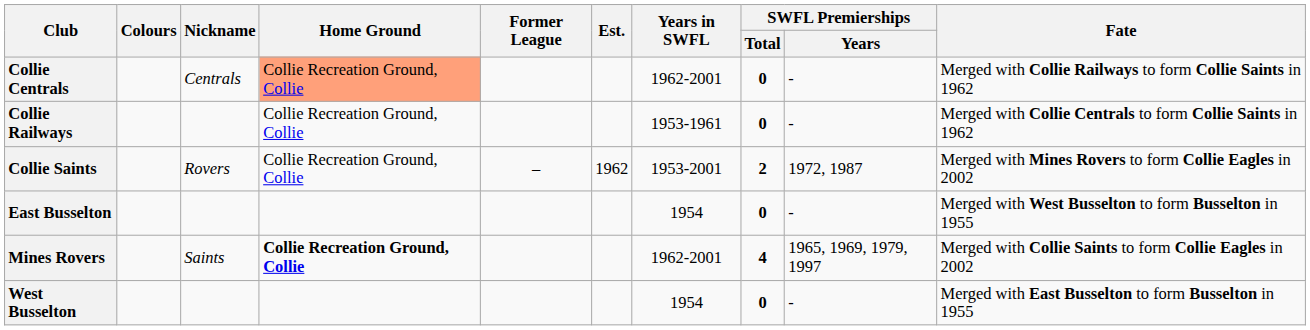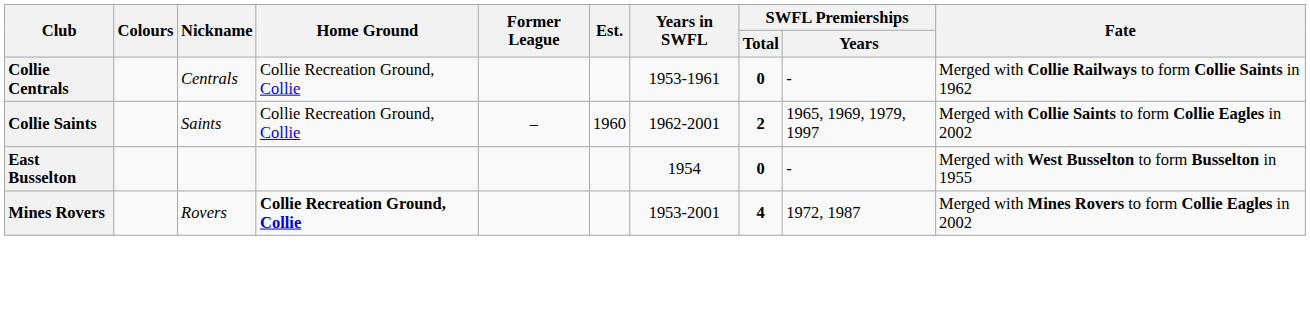(350, 79) lightsalmon background -> (347, 79) no background
(686, 79) 1962-2001 -> (684, 79) 1953-1961
- row: (40, 123)
(207, 168) Rovers -> (201, 123) Saints
(612, 168) 1962 -> (610, 123) 1960
(686, 168) 1953-2001 -> (684, 123) 1962-2001
(825, 168) 1972, 1987 -> (846, 123) 1965, 1969, 1979, 1997
(1116, 168) Merged with Mines Rovers to form Collie Eagles in 2002 -> (1110, 123) Merged with Collie Saints to form Collie Eagles in 2002
(204, 257) Saints -> (204, 213) Rovers
(686, 257) 1962-2001 -> (684, 213) 1953-2001
(848, 257) 1965, 1969, 1979, 1997 -> (823, 213) 1972, 1987
(1112, 257) Merged with Collie Saints to form Collie Eagles in 2002 -> (1114, 213) Merged with Mines Rovers to form Collie Eagles in 2002
- row: (42, 302)
